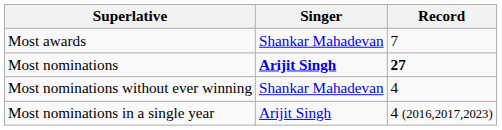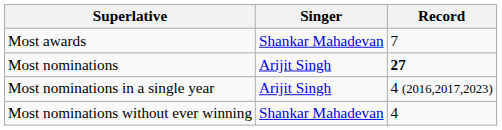(298, 64) bold -> (295, 64) normal
rows swapped: (130, 88) <-> (111, 112)
